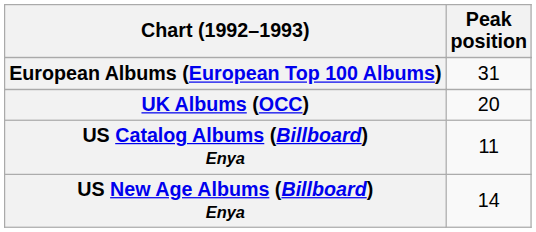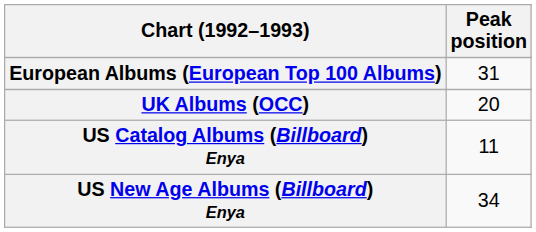(489, 200) 14 -> (489, 200) 34
